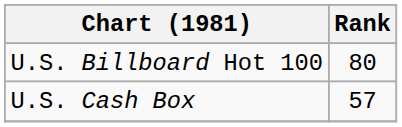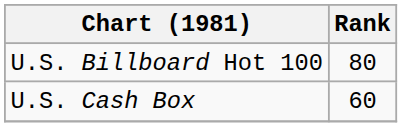(363, 101) 57 -> (363, 101) 60
